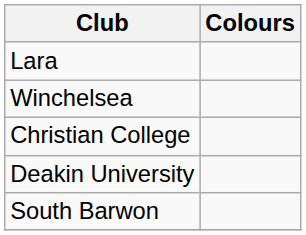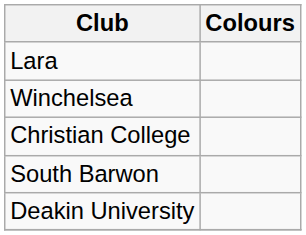rows swapped: (102, 173) <-> (85, 211)
